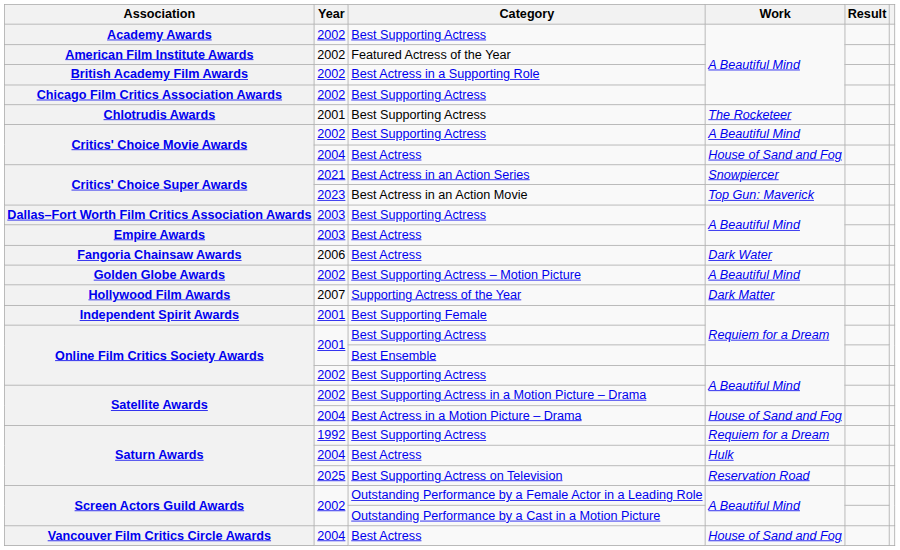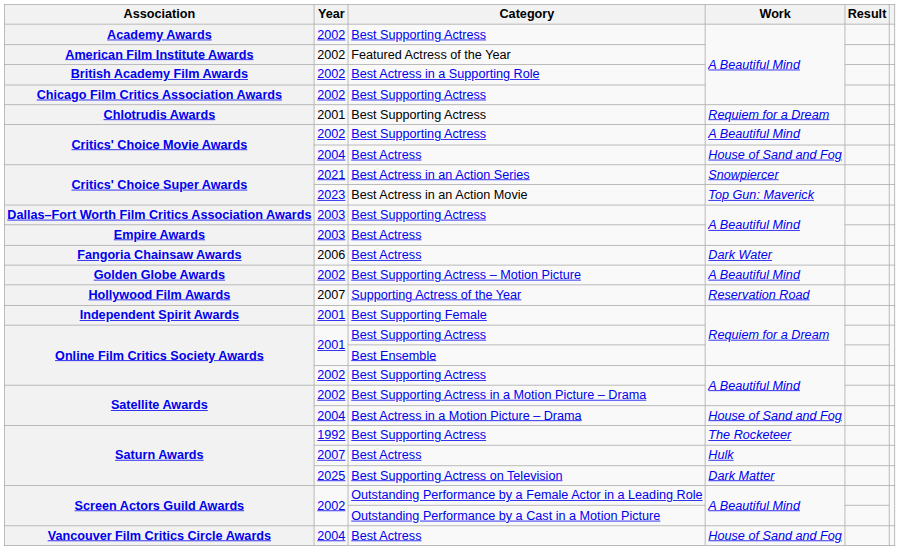(750, 114) The Rocketeer -> (769, 114) Requiem for a Dream
(741, 295) Dark Matter -> (759, 295) Reservation Road
(769, 435) Requiem for a Dream -> (750, 435) The Rocketeer
(331, 455) 2004 -> (331, 455) 2007
(759, 475) Reservation Road -> (741, 475) Dark Matter
